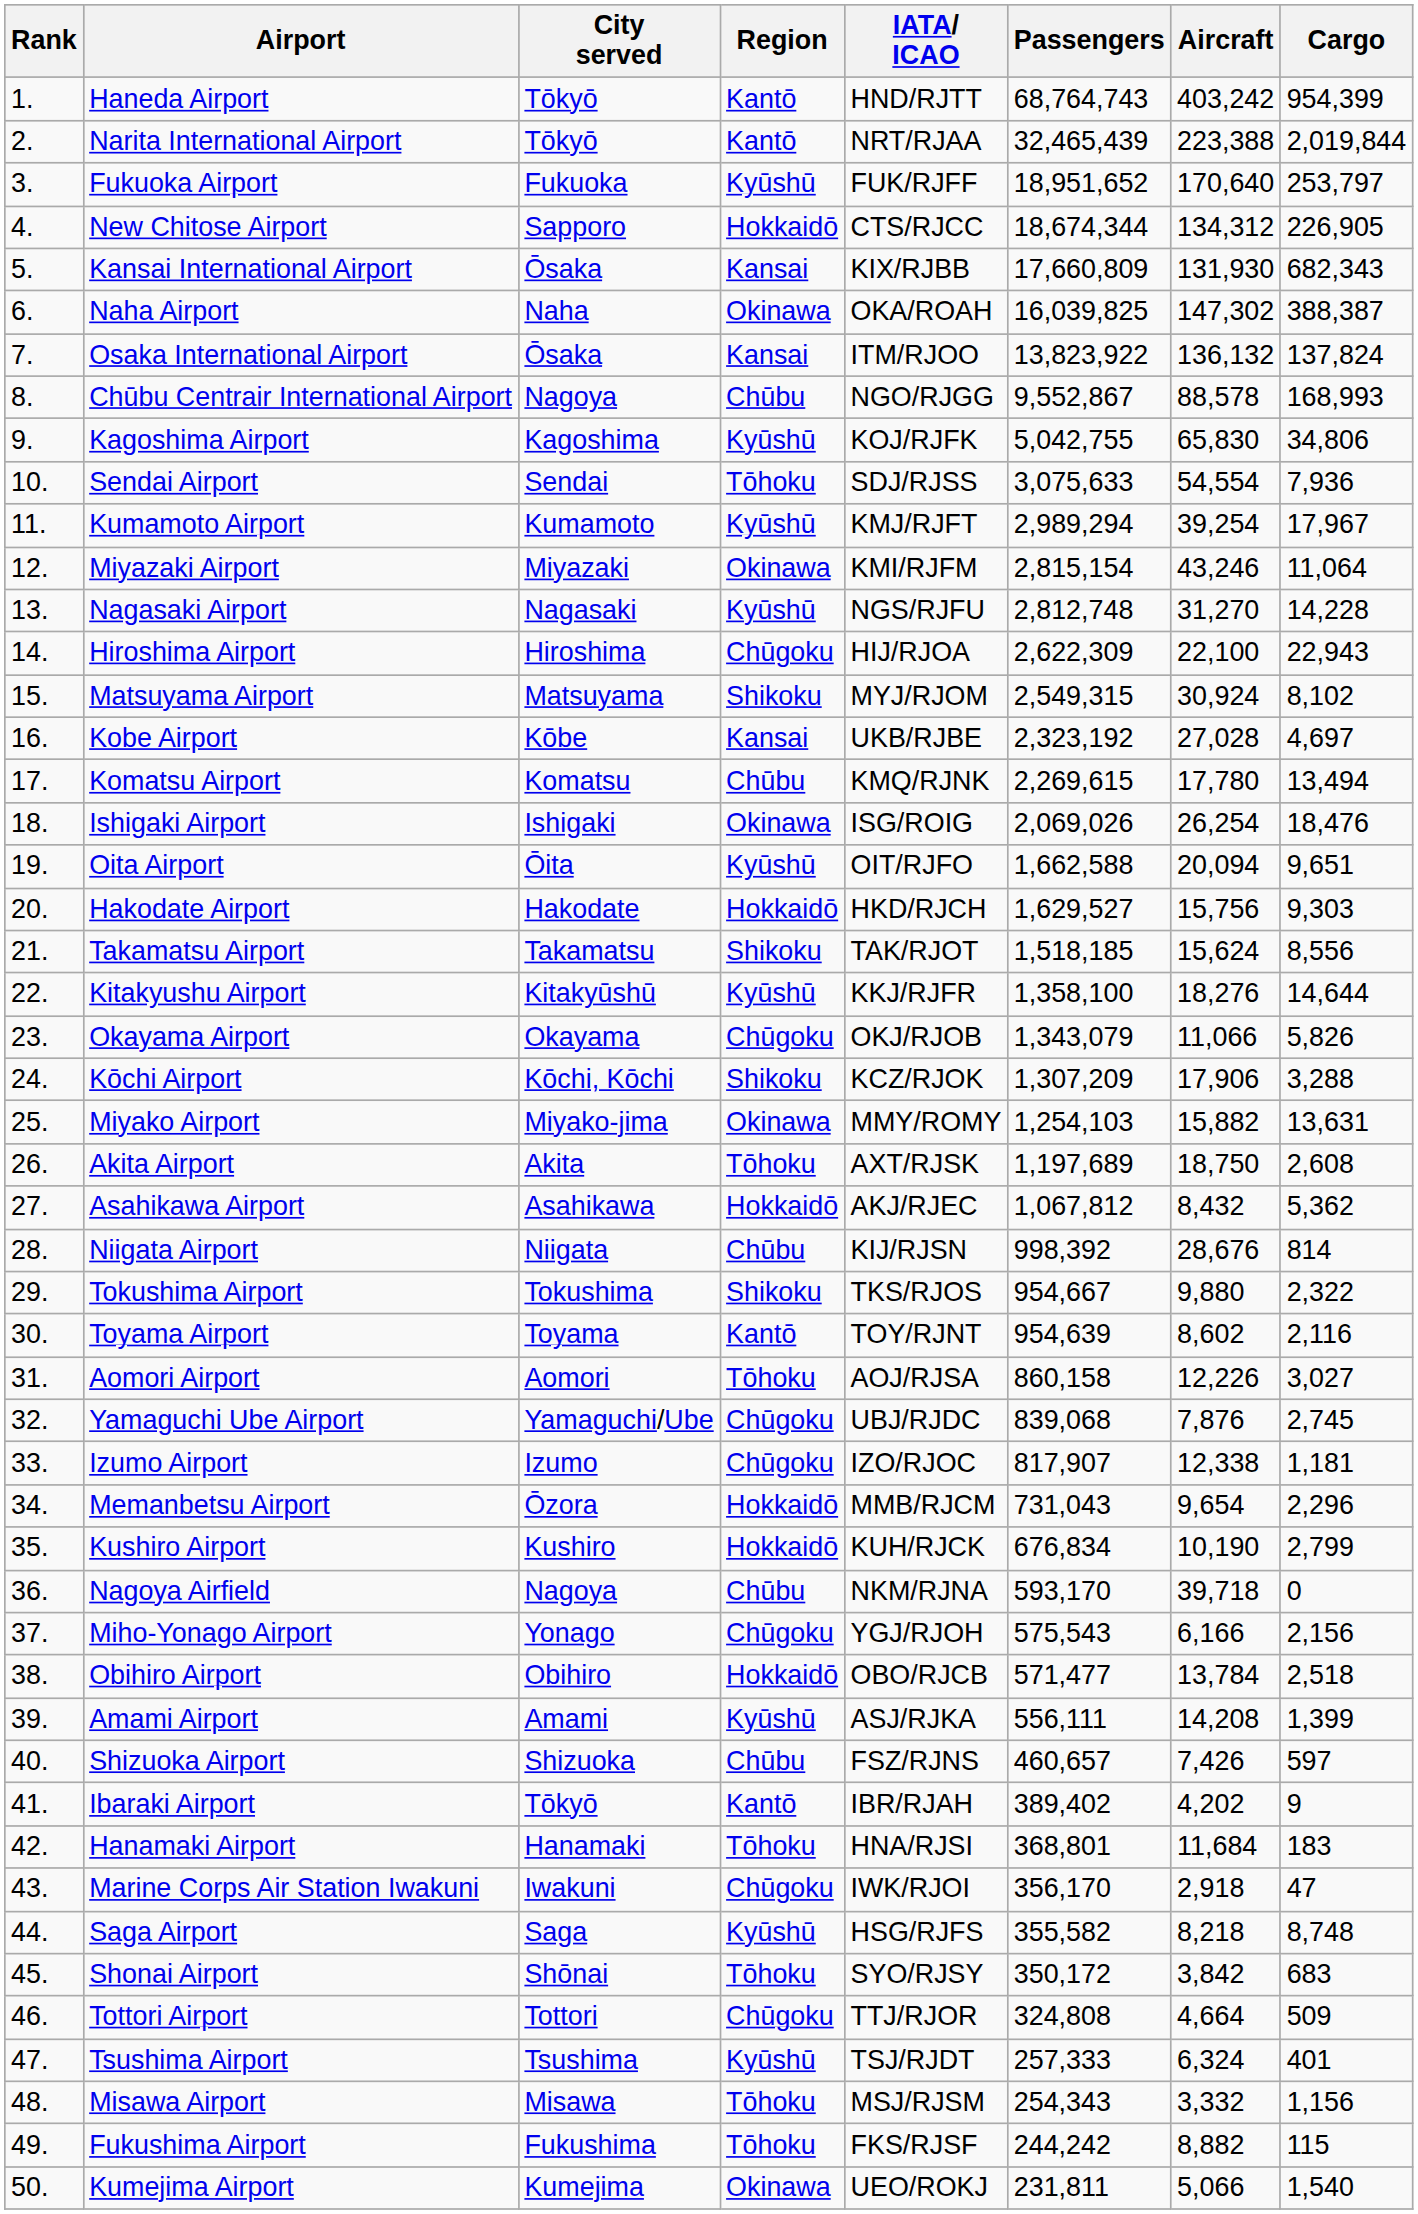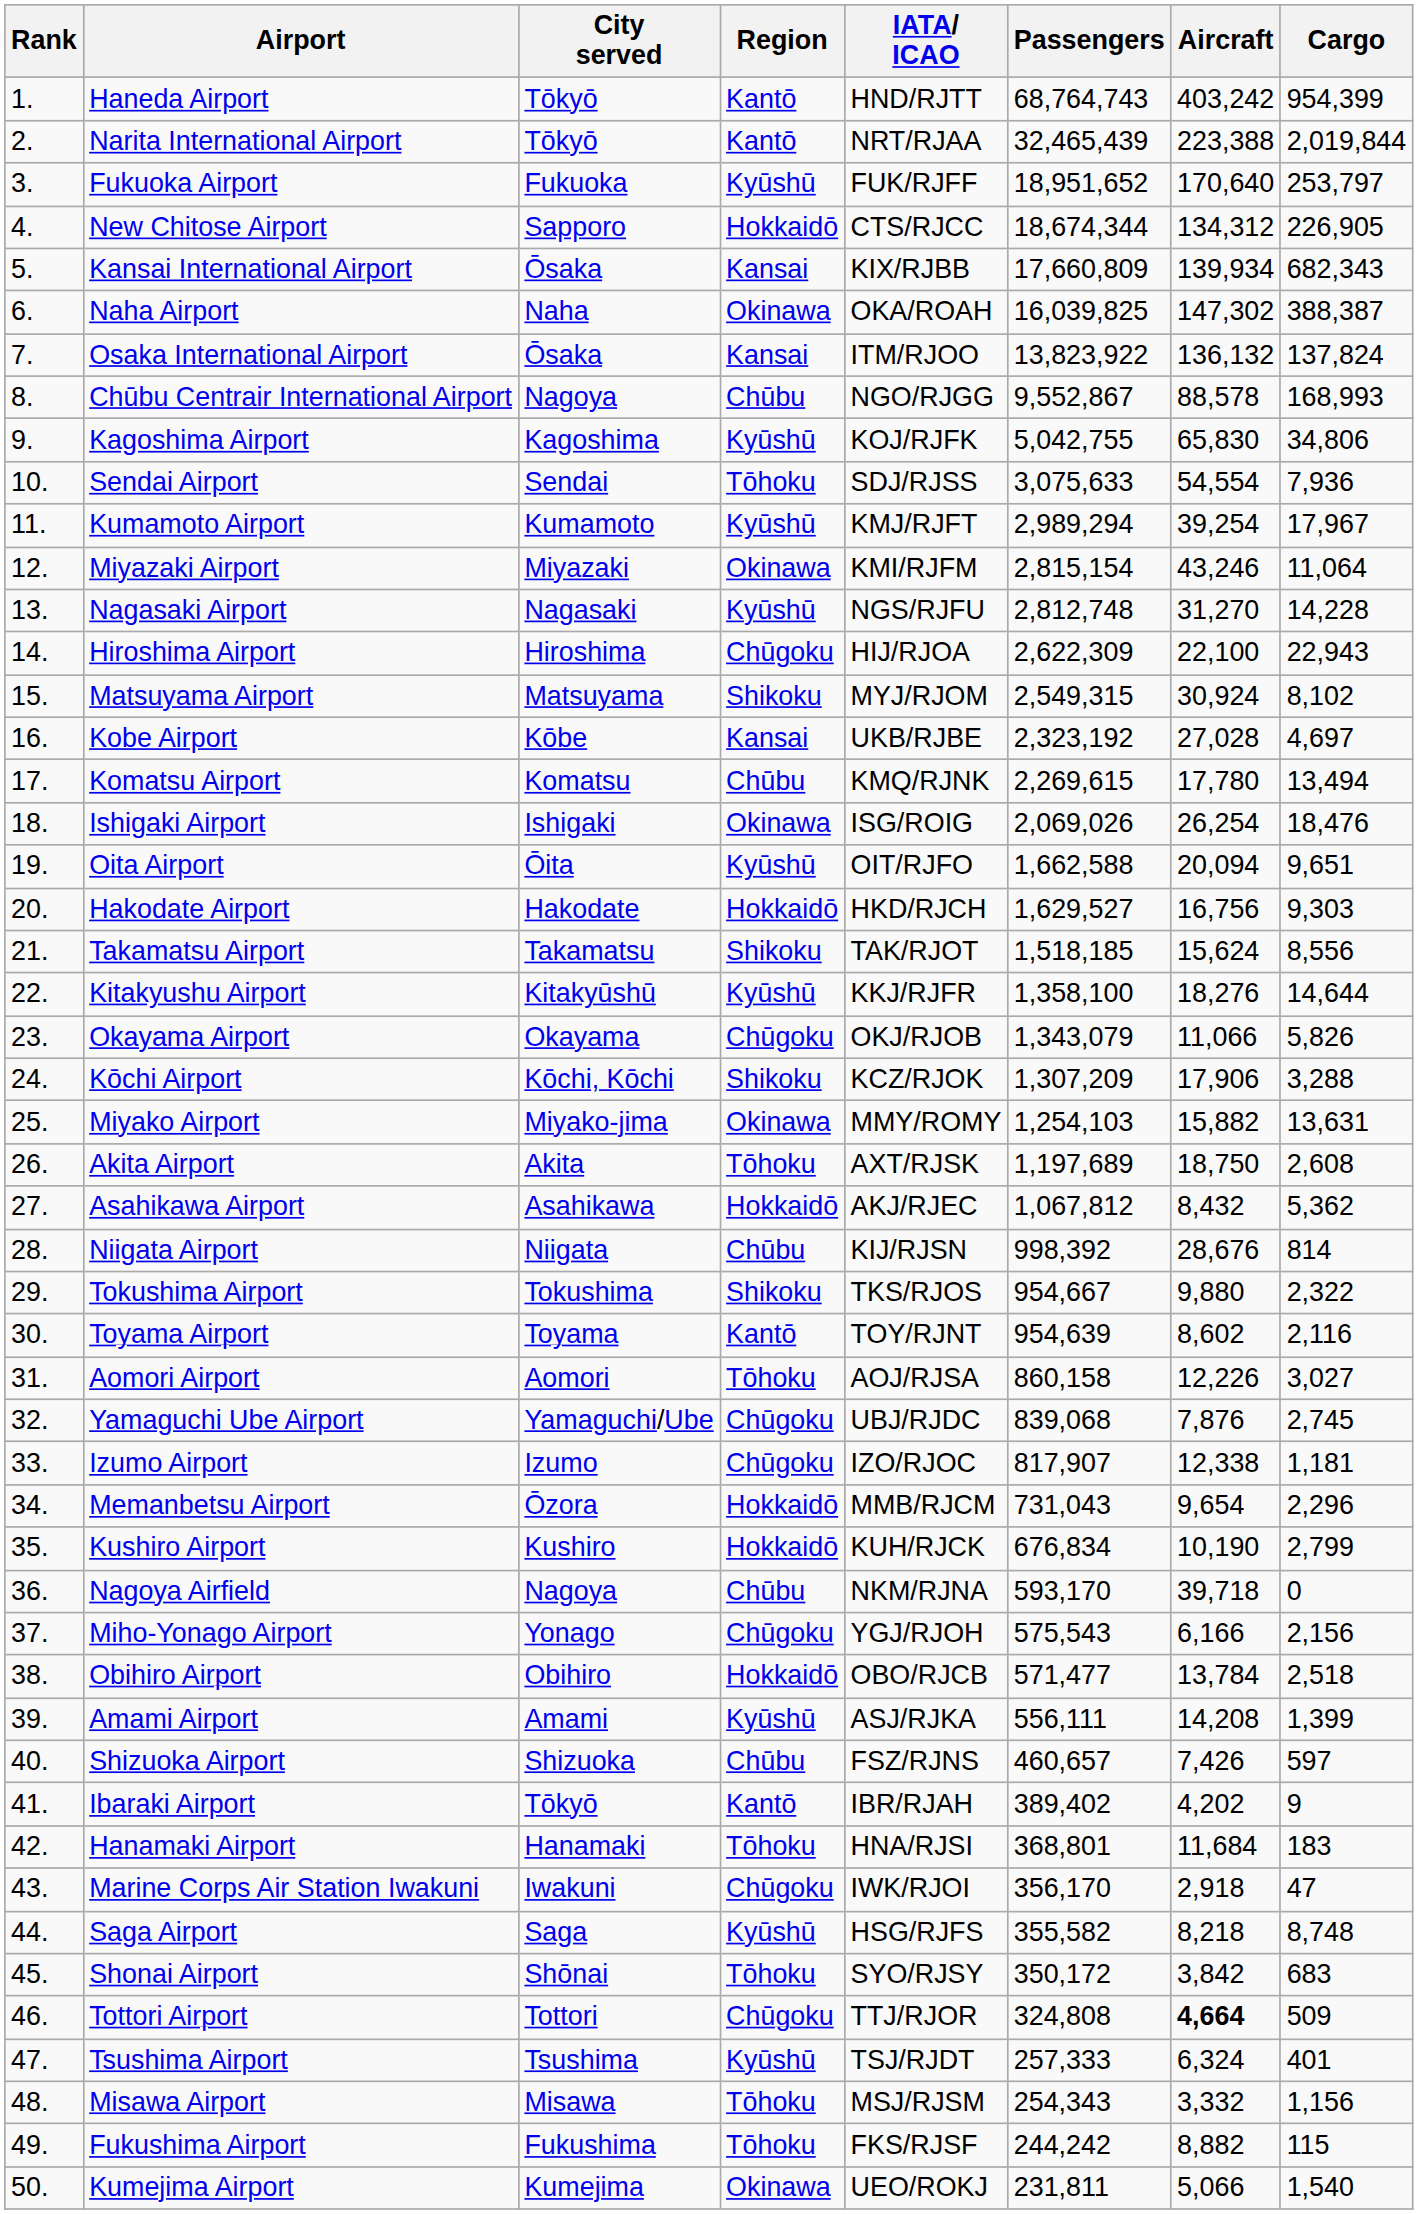(1226, 269) 131,930 -> (1226, 269) 139,934
(1218, 908) 15,756 -> (1218, 908) 16,756
(1211, 2017) normal -> (1211, 2017) bold
